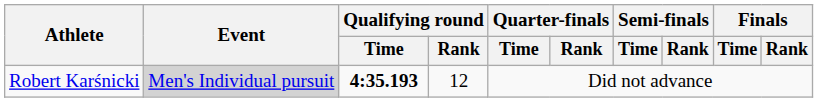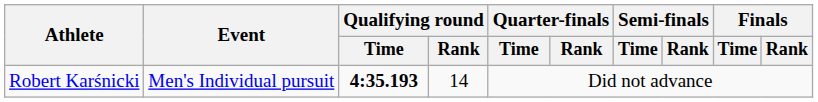(241, 81) lightgrey background -> (241, 81) no background
(459, 81) 12 -> (459, 81) 14
